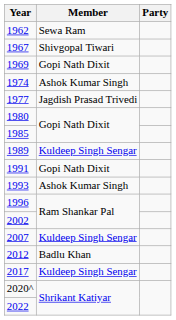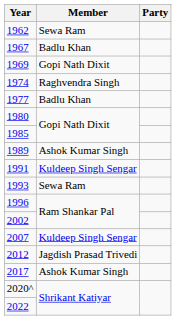(76, 47) Shivgopal Tiwari -> (65, 47) Badlu Khan
(83, 82) Ashok Kumar Singh -> (79, 82) Raghvendra Singh
(88, 99) Jagdish Prasad Trivedi -> (65, 99) Badlu Khan
(88, 151) Kuldeep Singh Sengar -> (83, 151) Ashok Kumar Singh
(74, 168) Gopi Nath Dixit -> (88, 168) Kuldeep Singh Sengar
(83, 185) Ashok Kumar Singh -> (62, 185) Sewa Ram
(65, 254) Badlu Khan -> (88, 254) Jagdish Prasad Trivedi
(88, 271) Kuldeep Singh Sengar -> (83, 271) Ashok Kumar Singh
